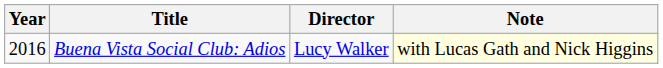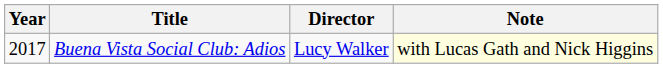(27, 48) 2016 -> (27, 48) 2017
